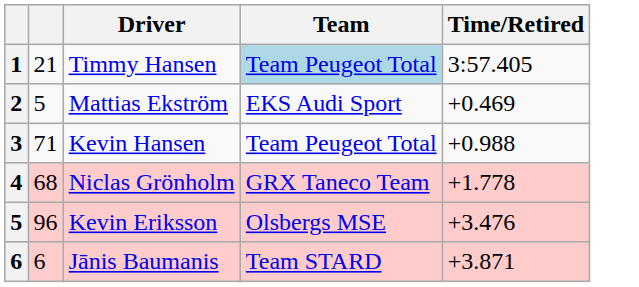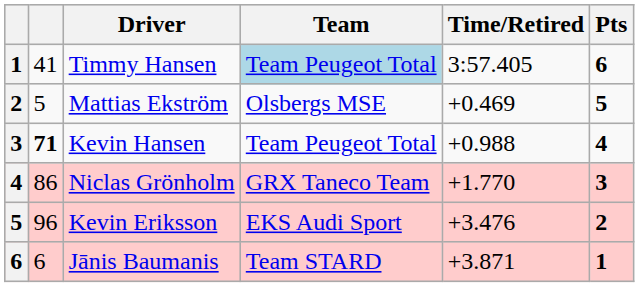+ column: (611, 24)
(46, 64) 21 -> (46, 64) 41
(324, 103) EKS Audi Sport -> (316, 103) Olsbergs MSE
(46, 143) normal -> (46, 143) bold
(46, 182) 68 -> (46, 182) 86
(482, 182) +1.778 -> (482, 182) +1.770
(316, 222) Olsbergs MSE -> (324, 222) EKS Audi Sport
